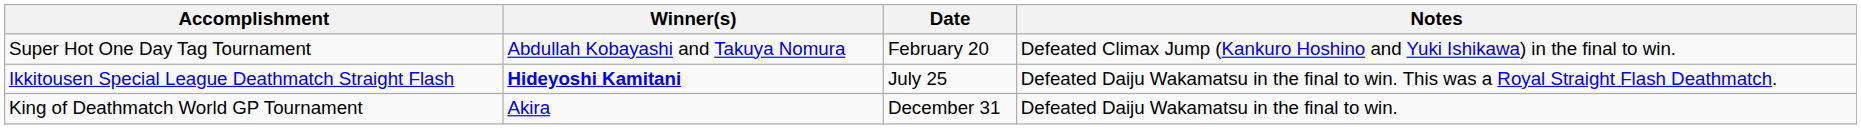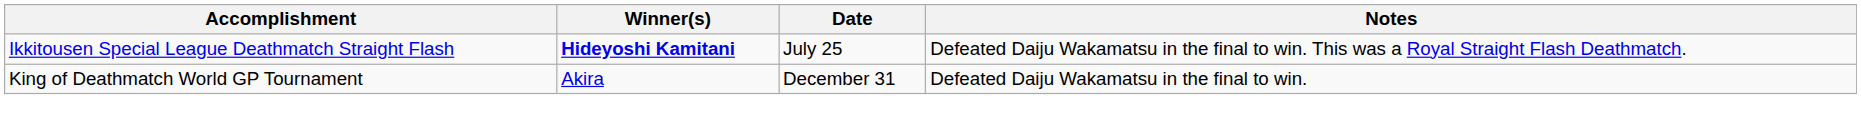- row: (160, 49)
